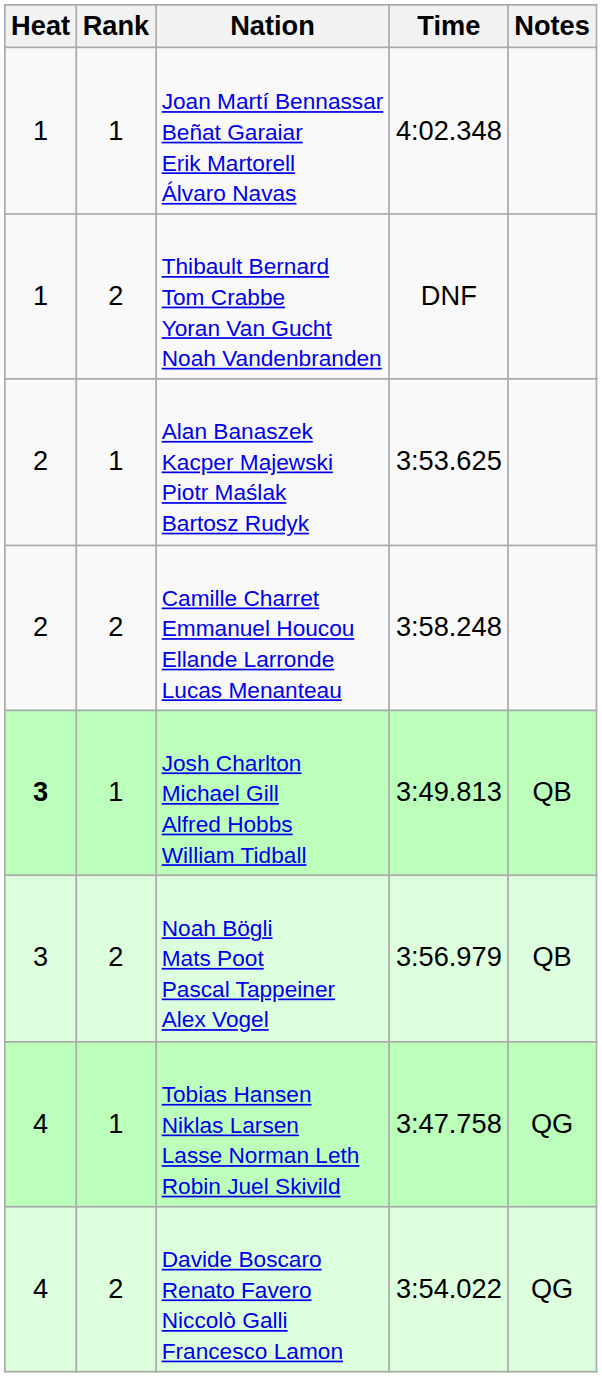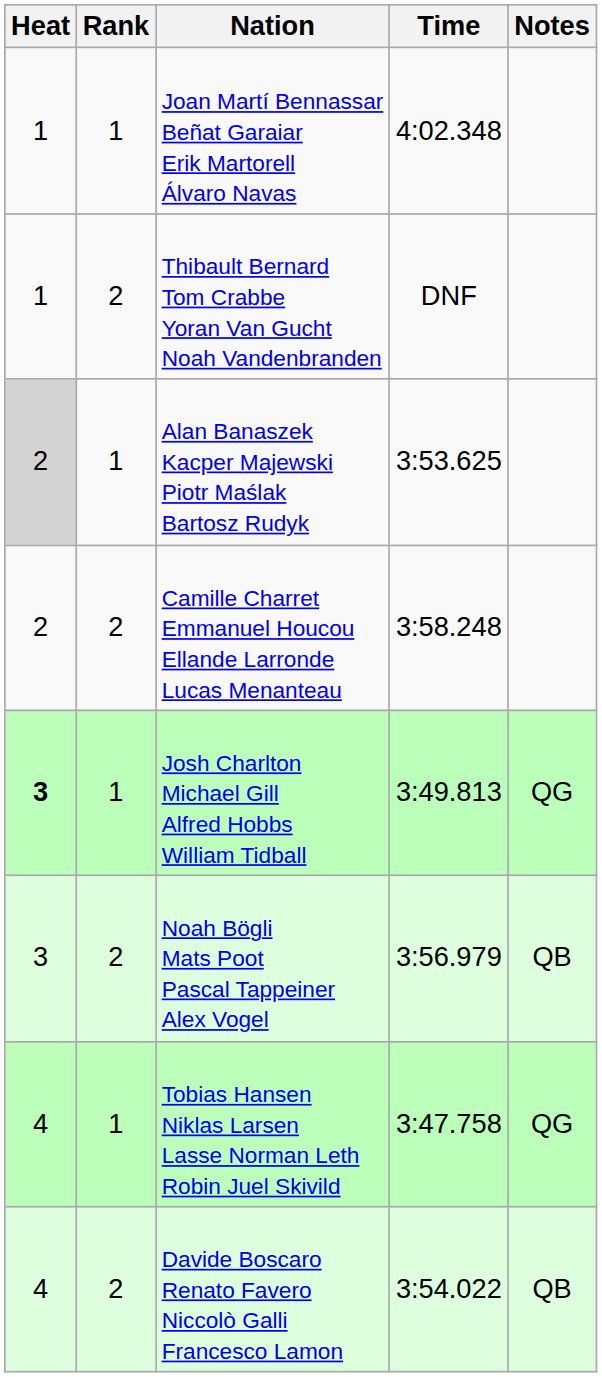(41, 461) no background -> (41, 461) lightgrey background
(552, 792) QB -> (552, 792) QG
(552, 1289) QG -> (552, 1289) QB
